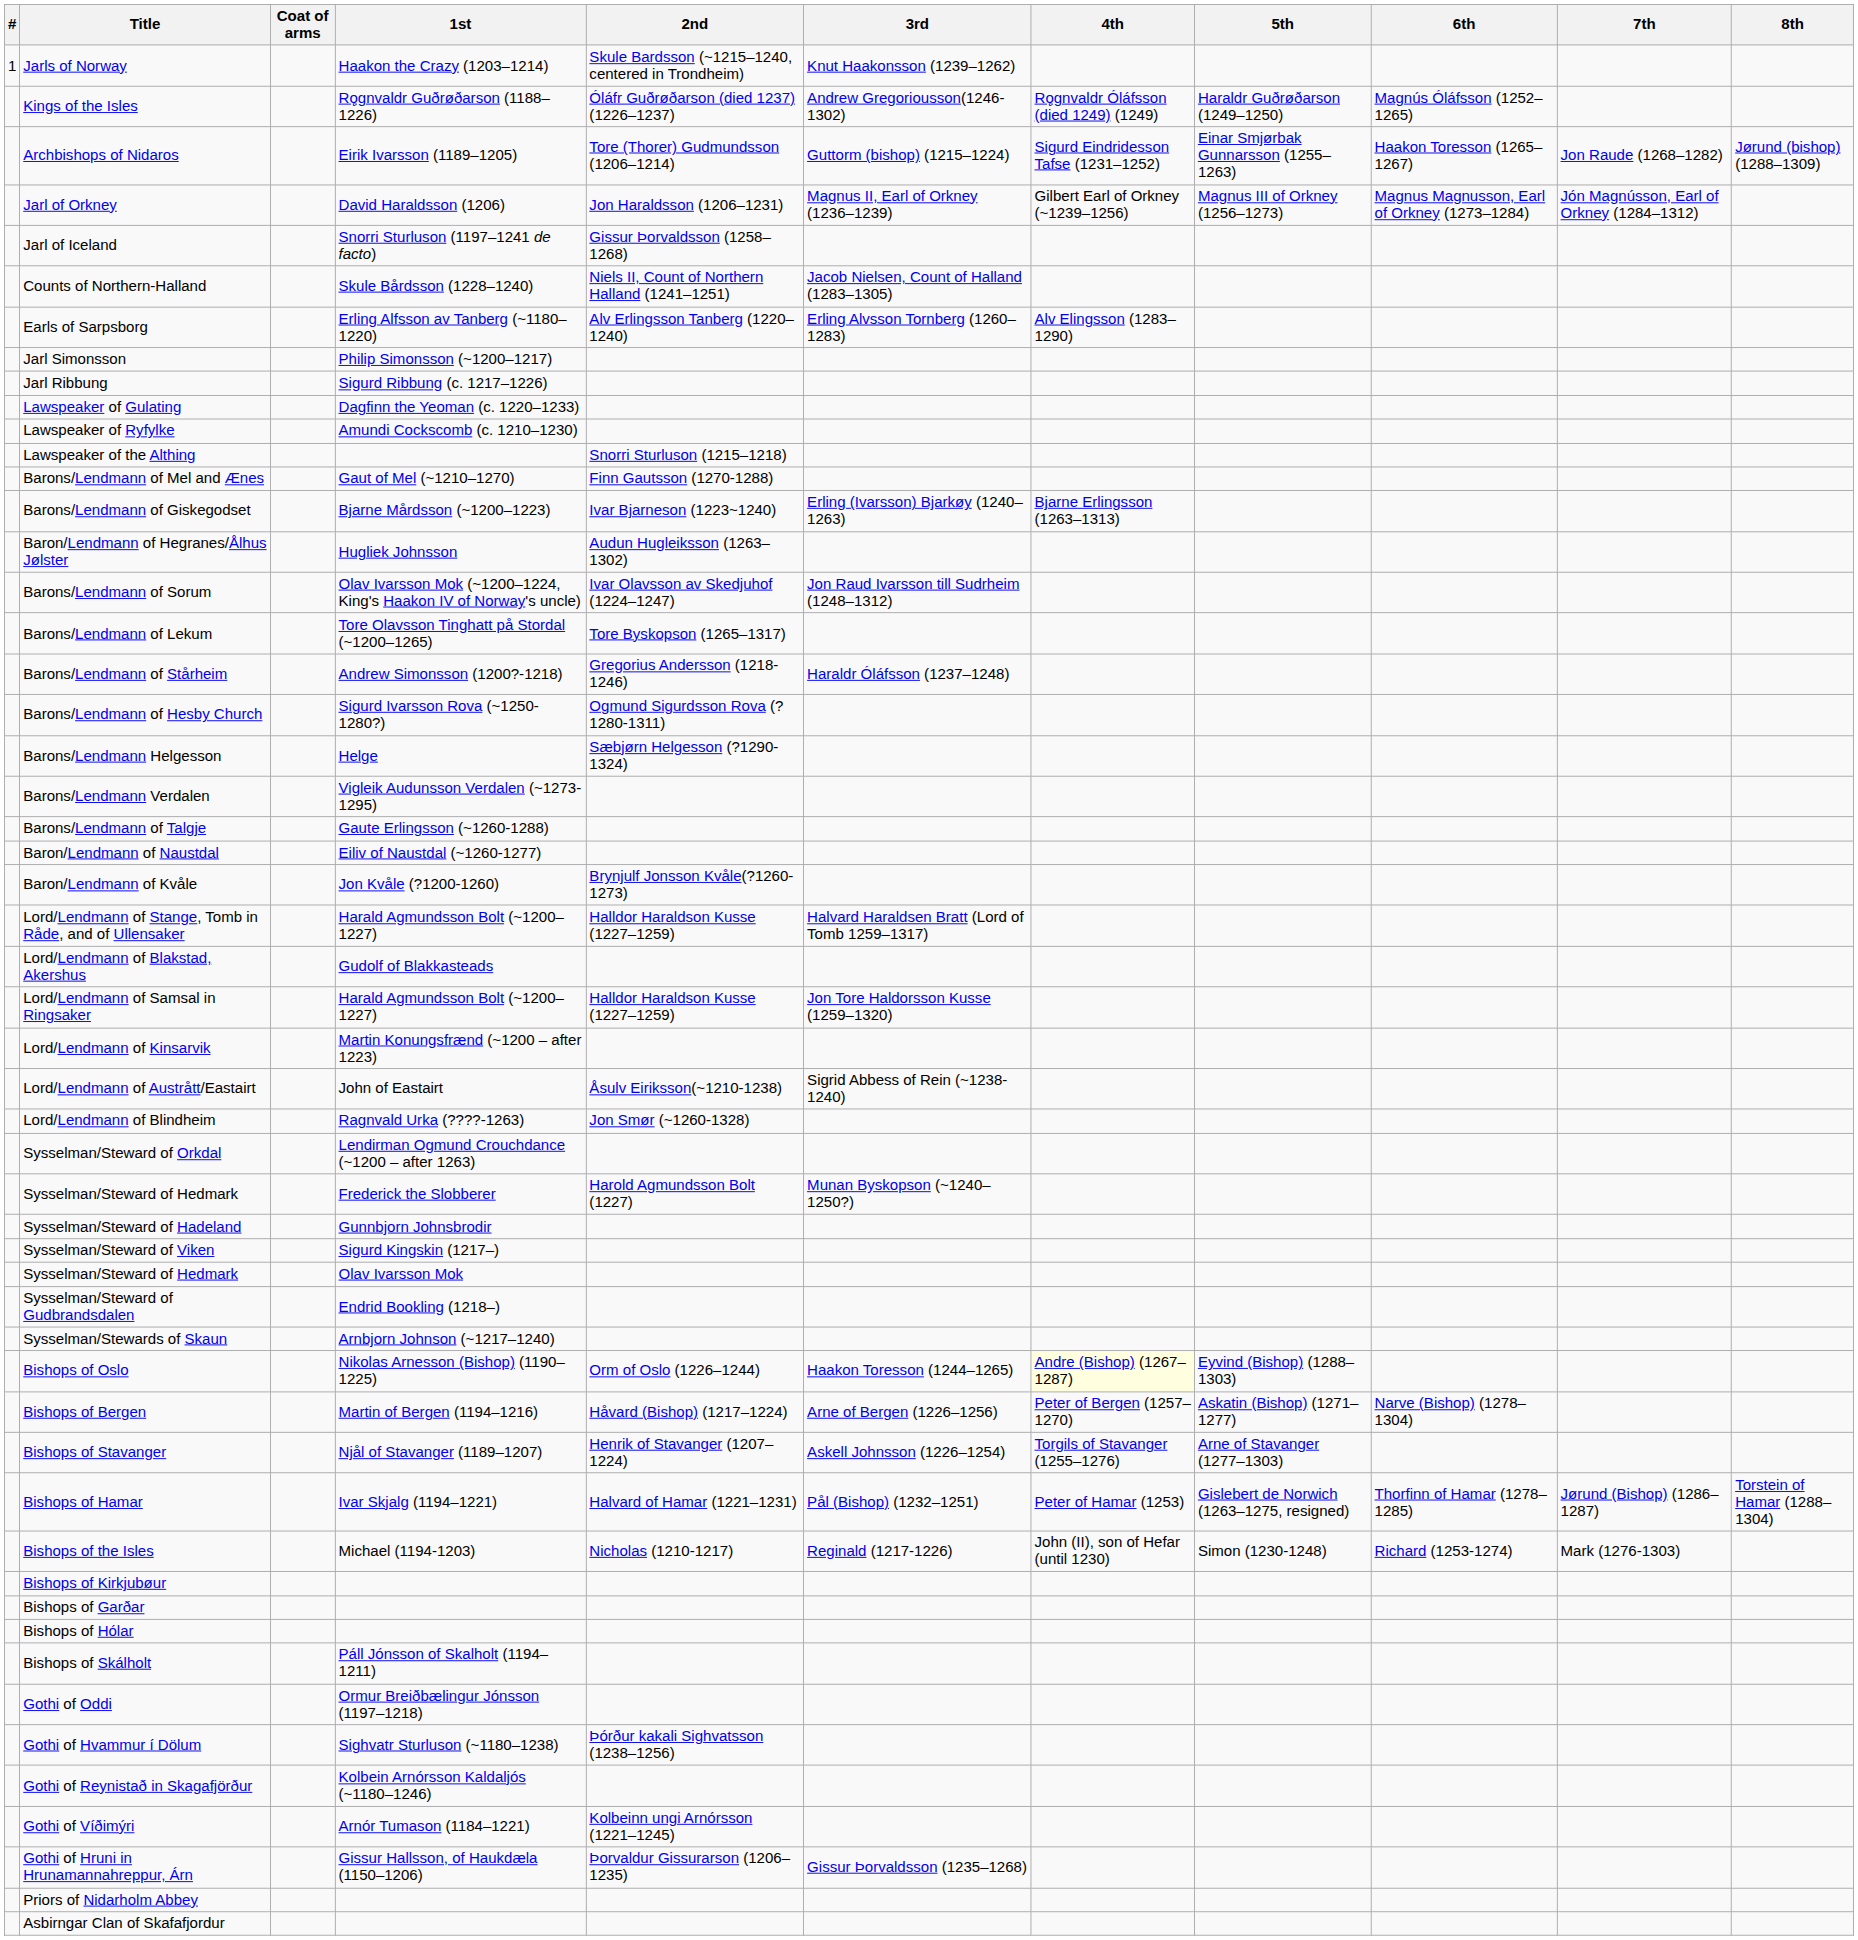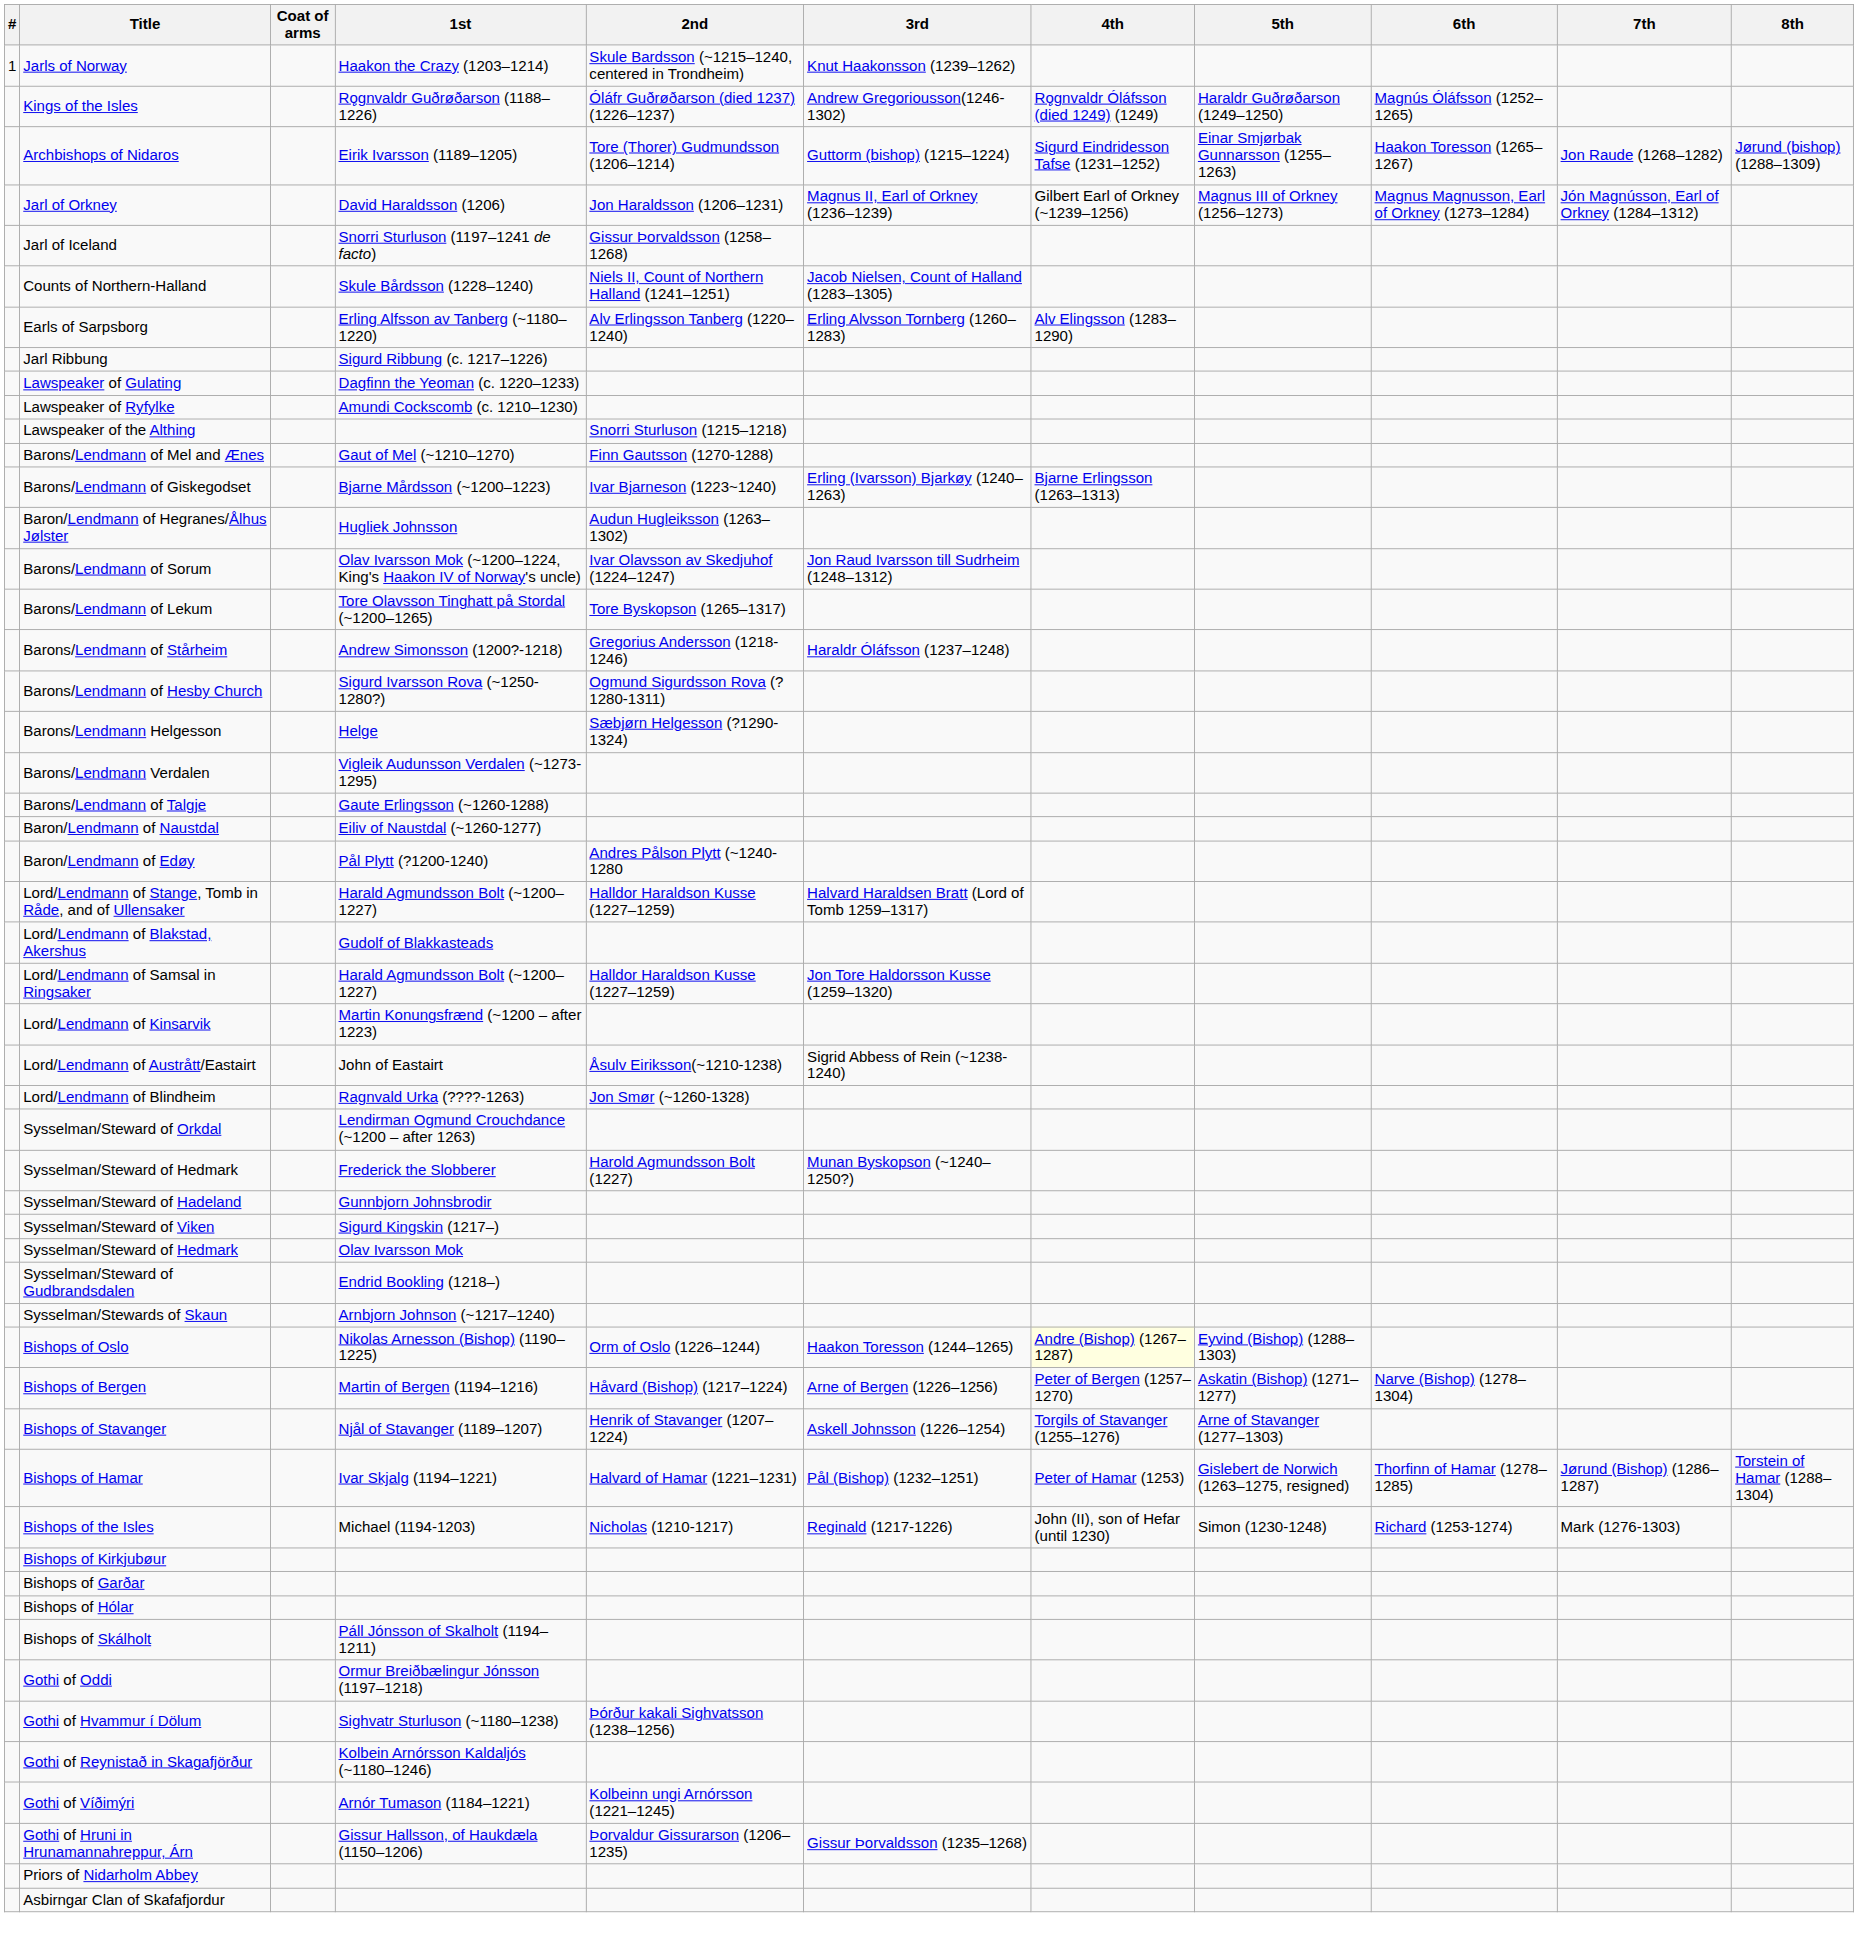- row: (75, 359)
- row: (110, 884)
+ row: (109, 861)
